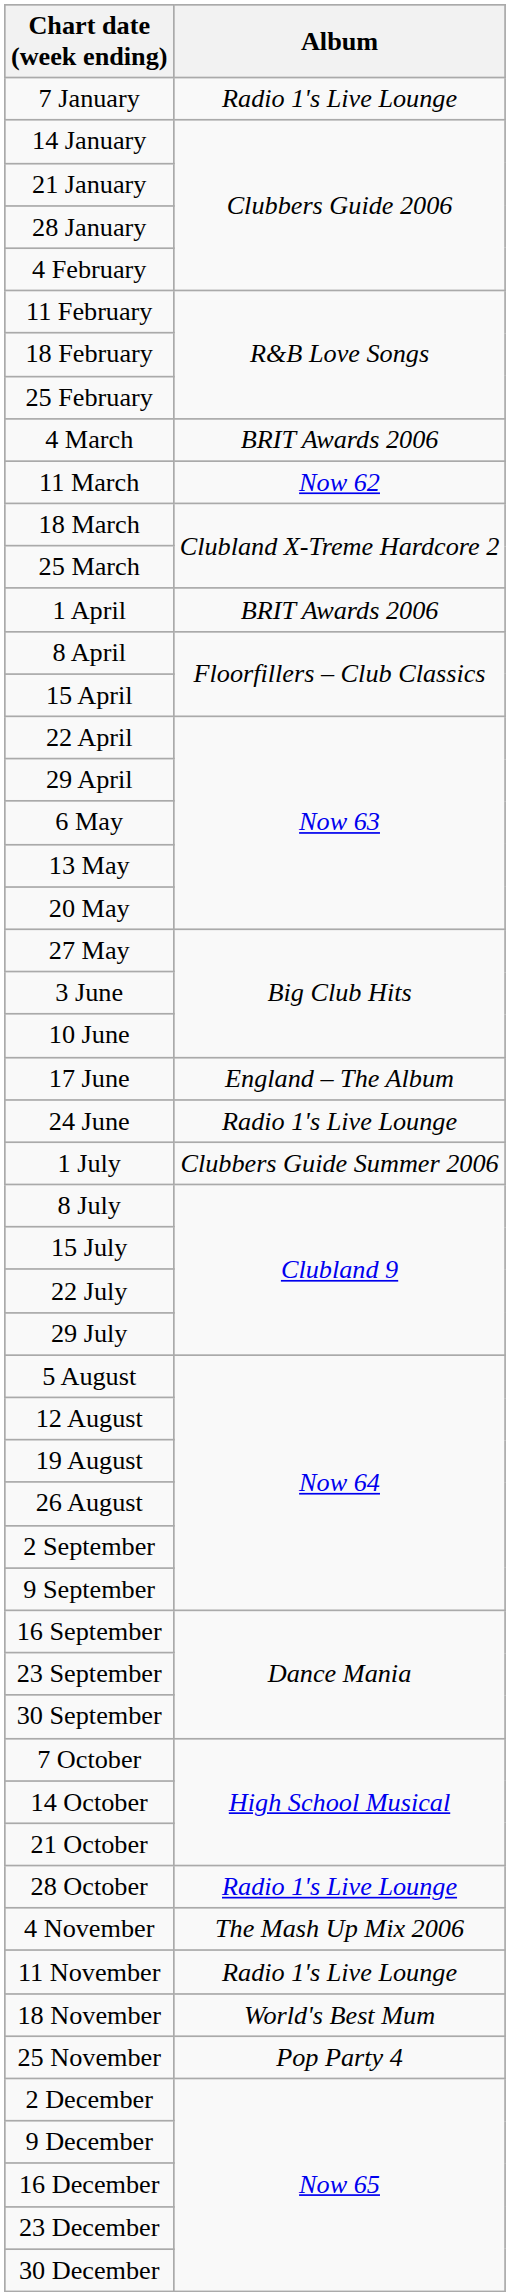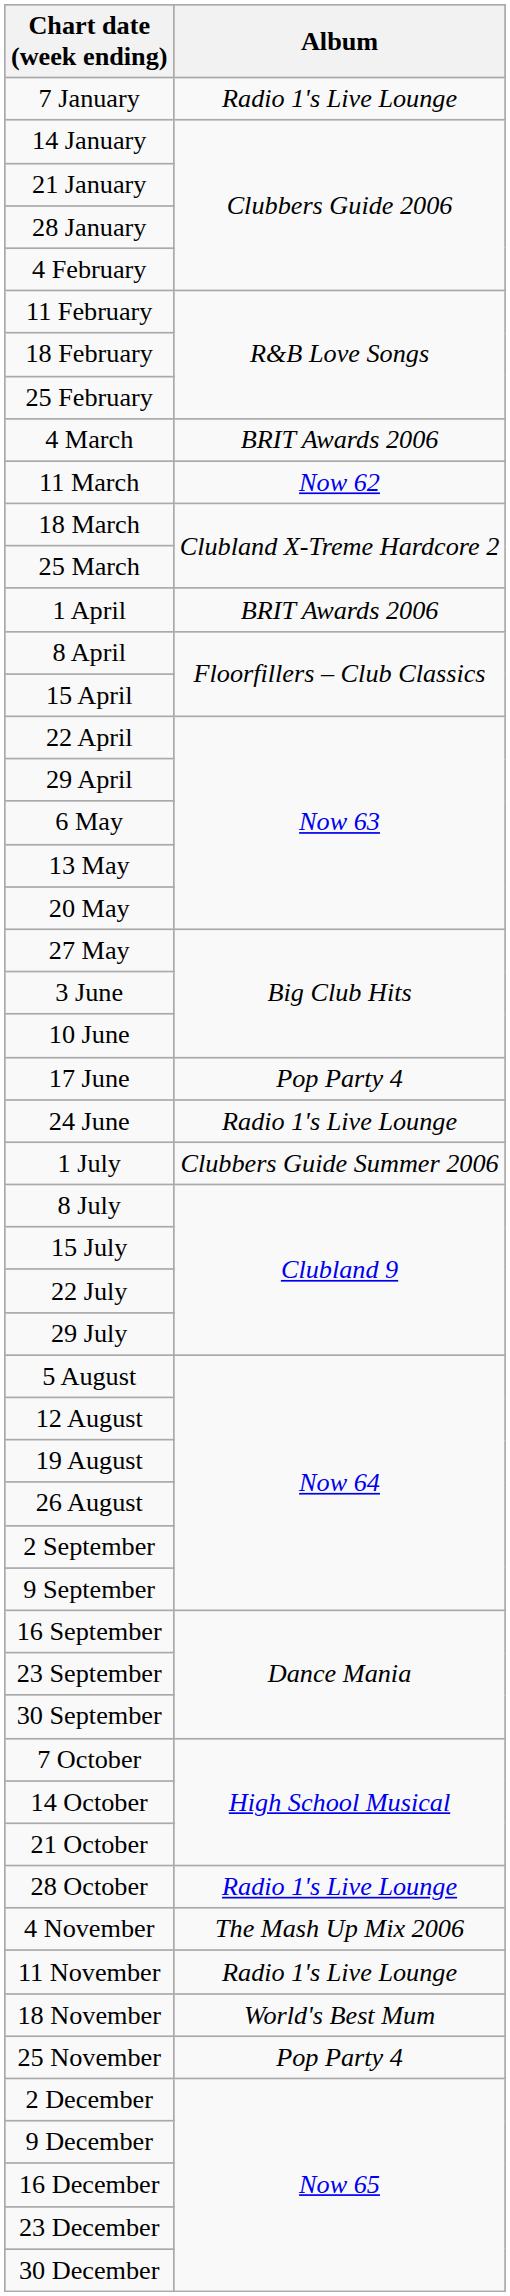(340, 1077) England – The Album -> (340, 1077) Pop Party 4
